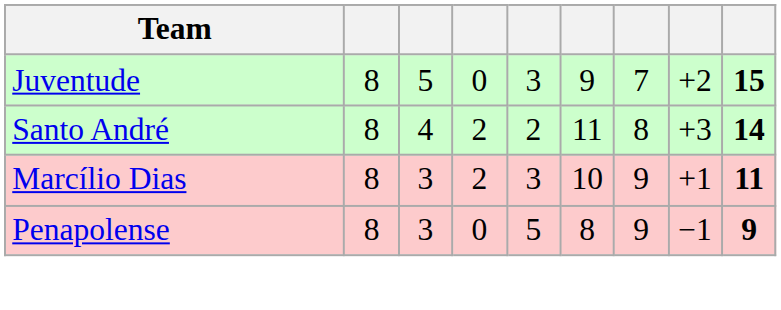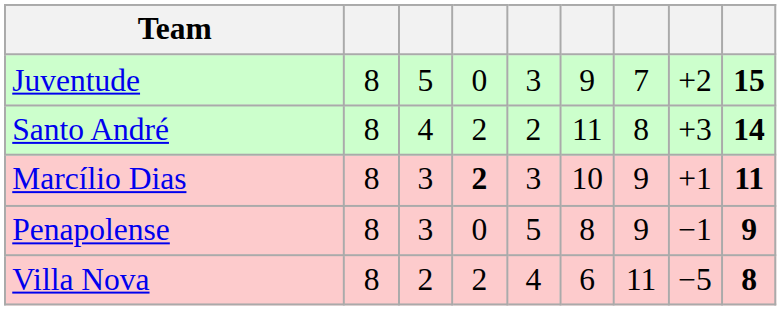(479, 179) normal -> (479, 179) bold
+ row: (81, 279)
